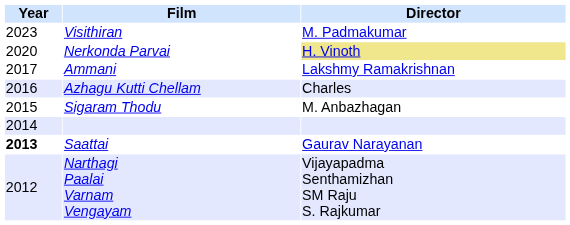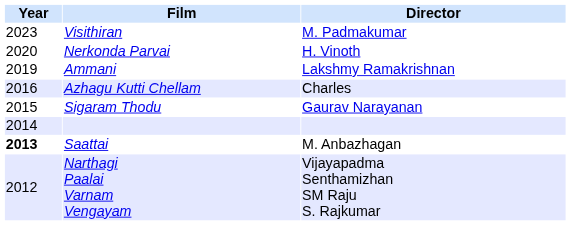(331, 51) khaki background -> (331, 51) no background
(22, 69) 2017 -> (22, 69) 2019
(352, 107) M. Anbazhagan -> (362, 107) Gaurav Narayanan
(362, 144) Gaurav Narayanan -> (352, 144) M. Anbazhagan
